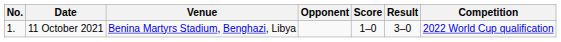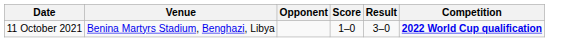- column: (15, 12)
(488, 28) normal -> (472, 28) bold
